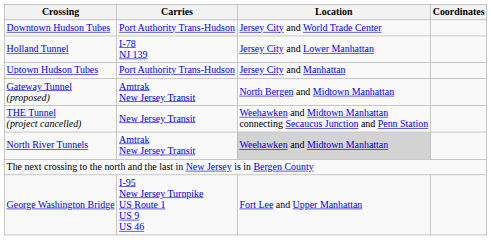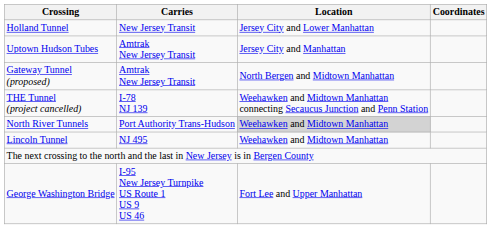- row: (58, 28)
(133, 49) I-78 NJ 139 -> (157, 28) New Jersey Transit
(177, 70) Port Authority Trans-Hudson -> (157, 49) Amtrak New Jersey Transit
(157, 118) New Jersey Transit -> (133, 103) I-78 NJ 139
(157, 145) Amtrak New Jersey Transit -> (177, 124) Port Authority Trans-Hudson
+ row: (37, 140)
